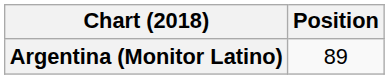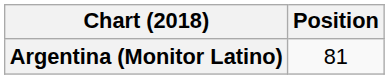(336, 56) 89 -> (336, 56) 81
